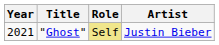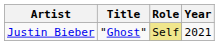columns swapped: (21, 14) <-> (168, 14)
